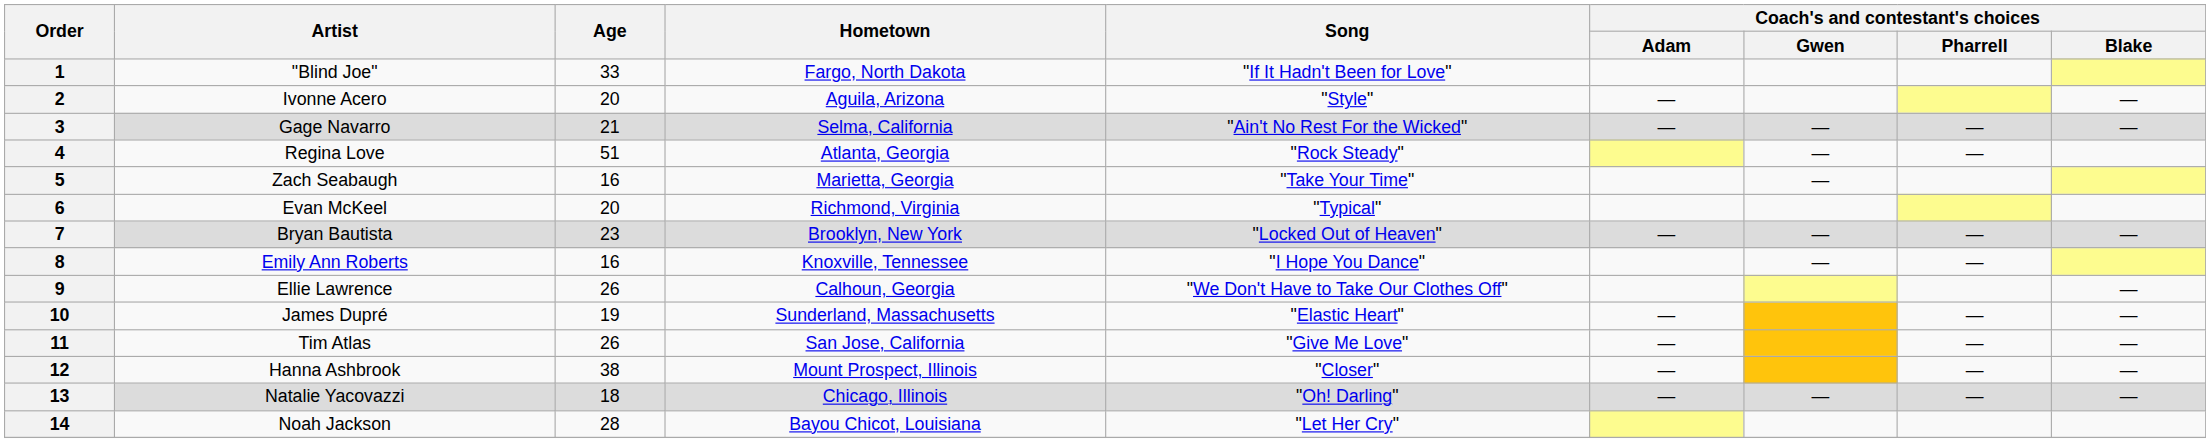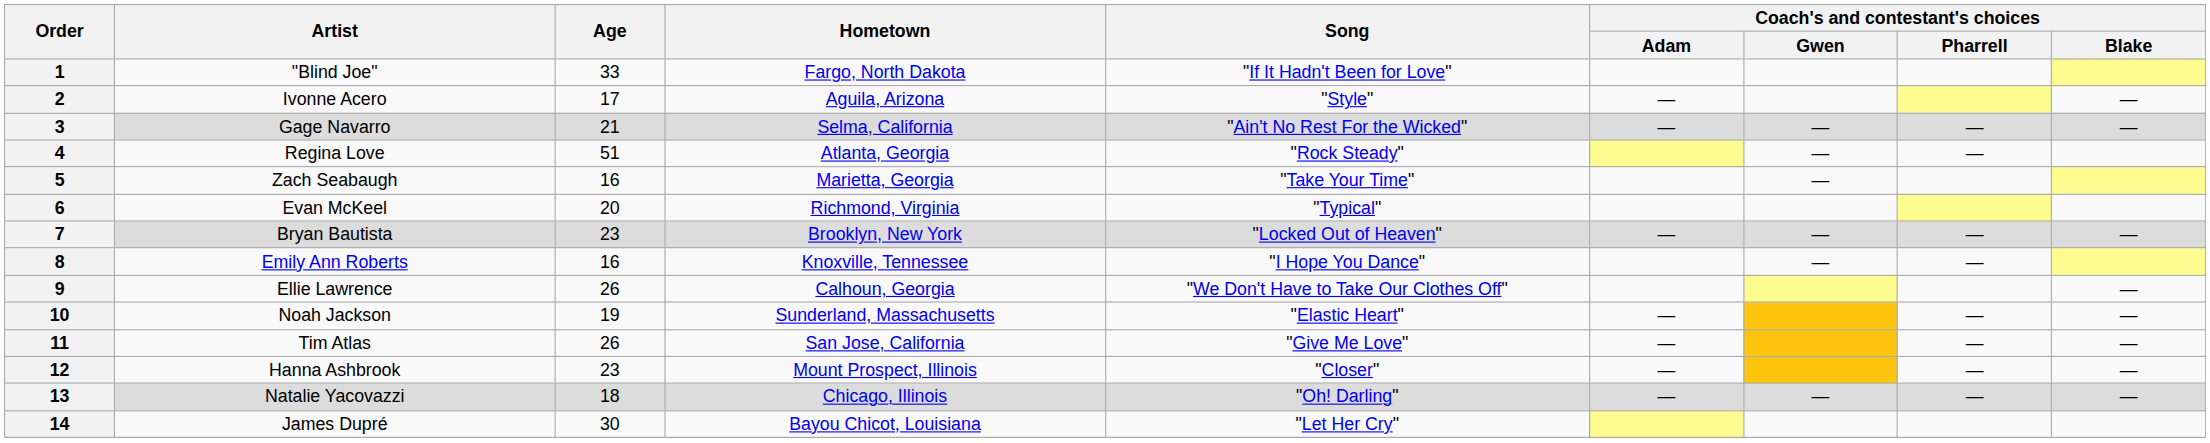(610, 99) 20 -> (610, 99) 17
(335, 316) James Dupré -> (335, 316) Noah Jackson
(610, 370) 38 -> (610, 370) 23
(335, 424) Noah Jackson -> (335, 424) James Dupré
(610, 424) 28 -> (610, 424) 30
